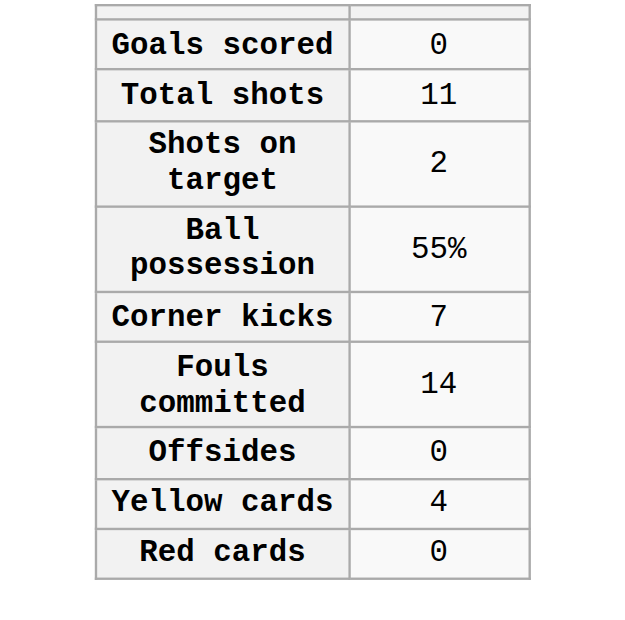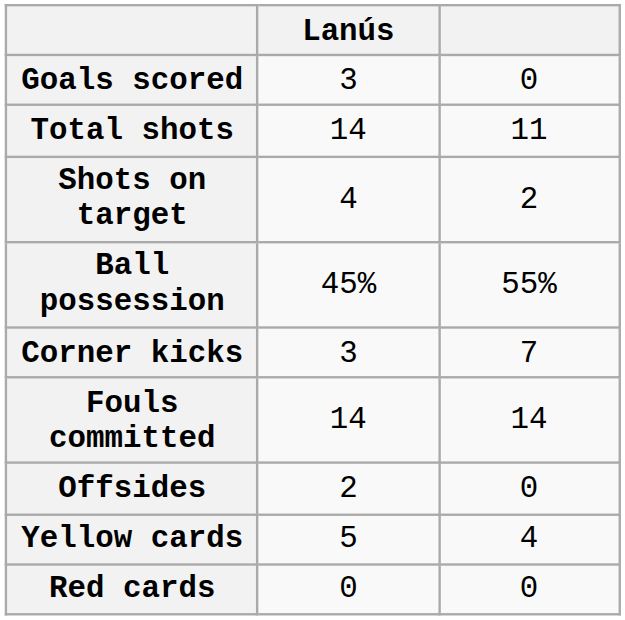+ column: (348, 30)
